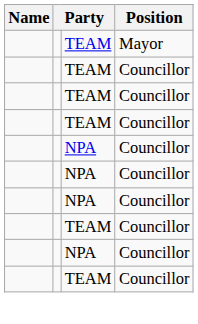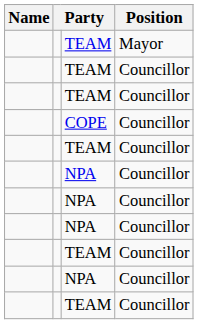+ row: (86, 122)
